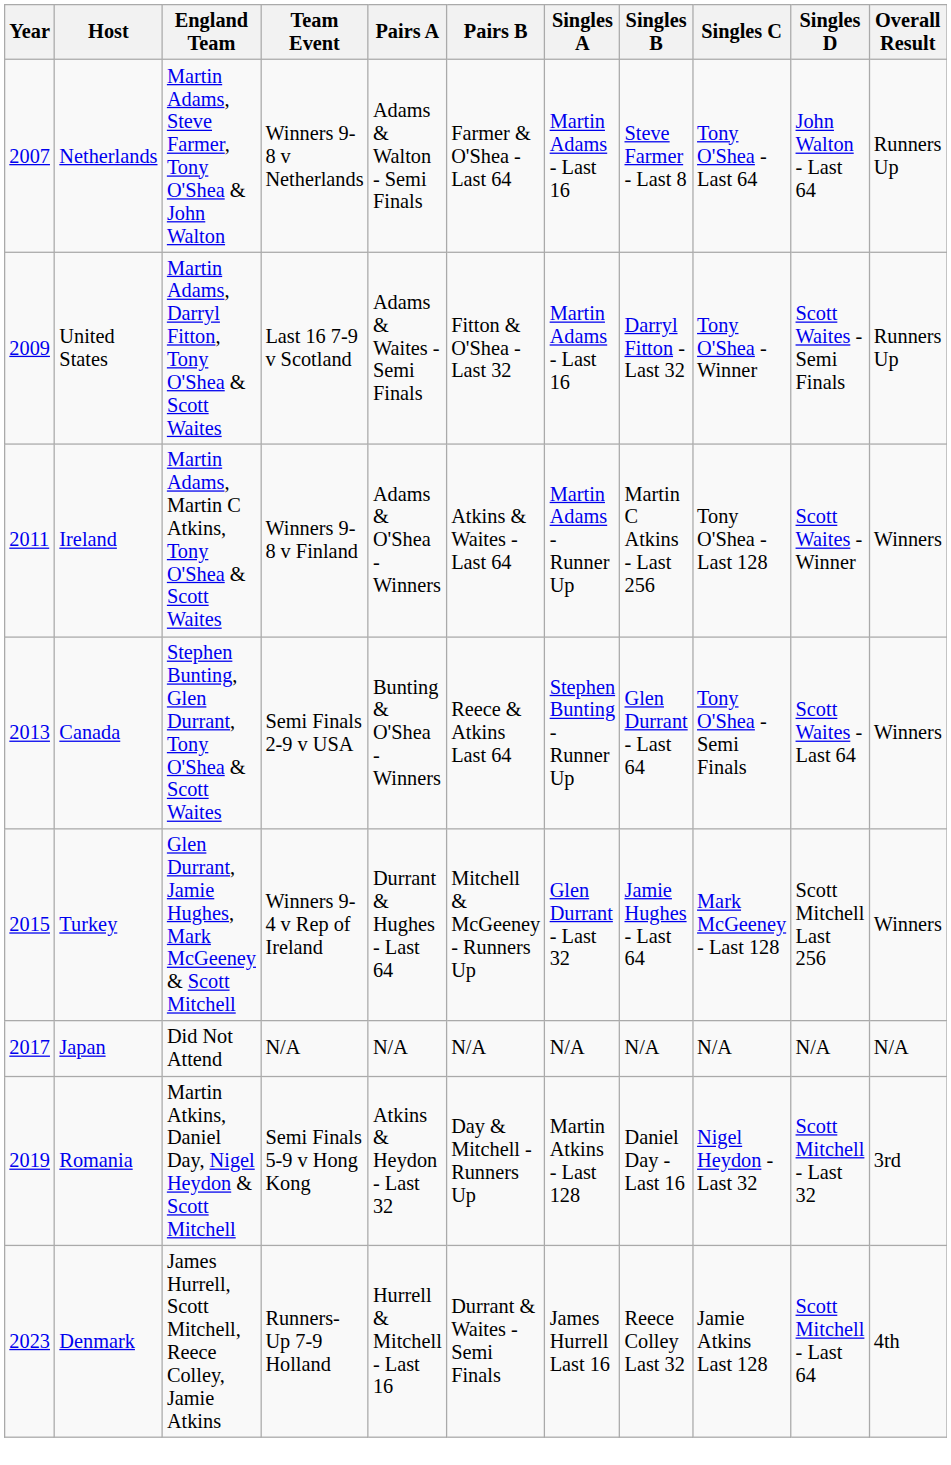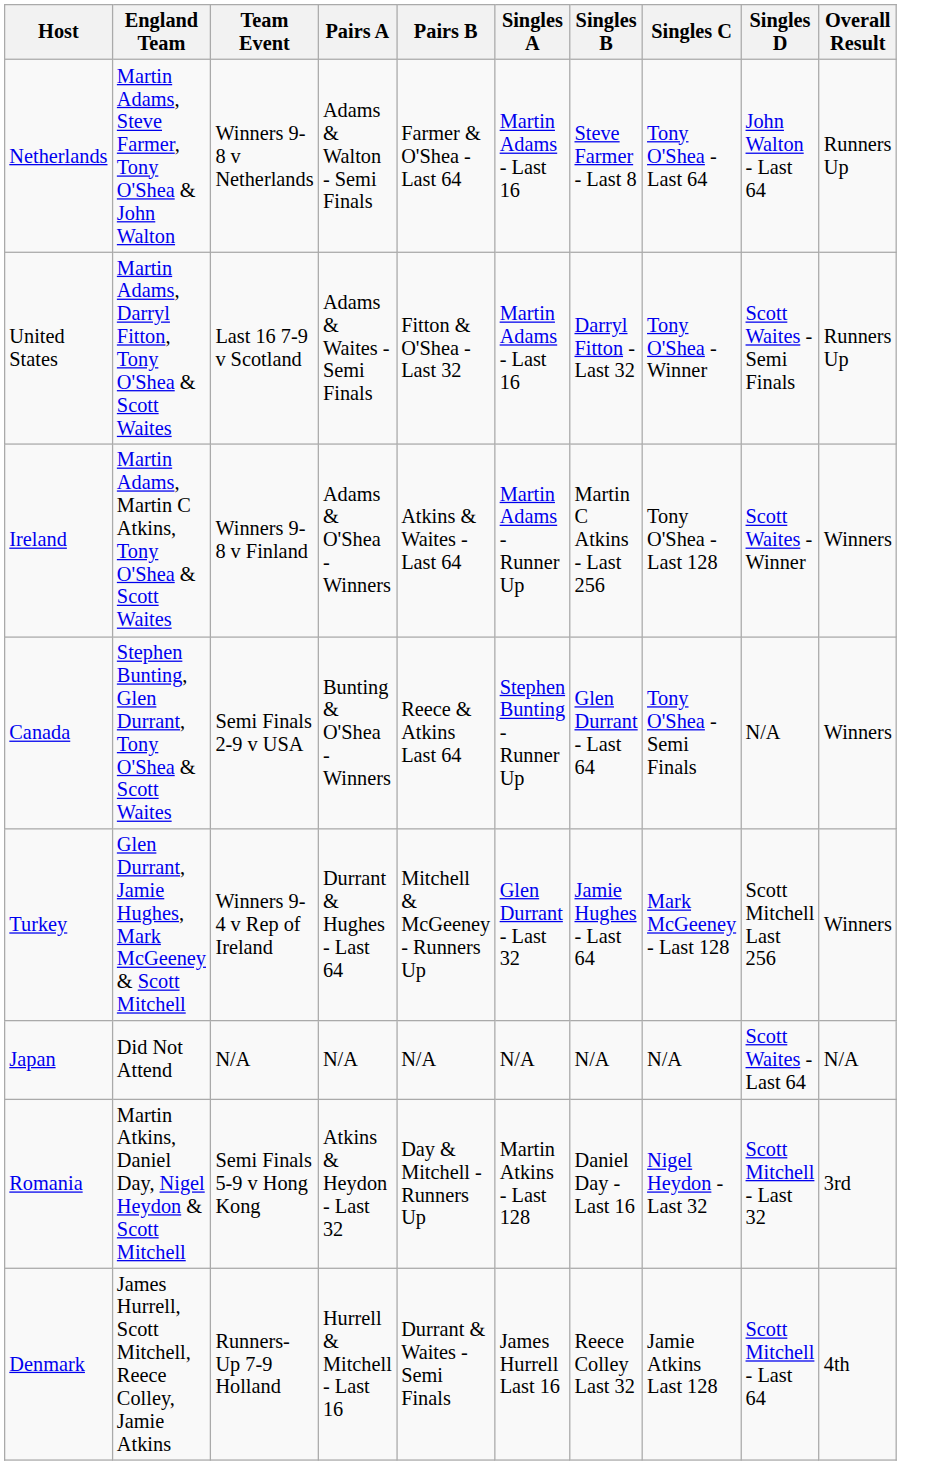- column: (30, 32)
(829, 732) Scott Waites - Last 64 -> (763, 732) N/A
(813, 1048) N/A -> (779, 1059) Scott Waites - Last 64
